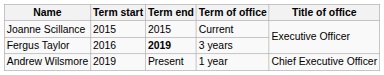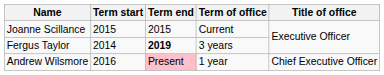(105, 45) 2016 -> (105, 45) 2014
(105, 62) 2019 -> (105, 62) 2016
(166, 62) no background -> (166, 62) pink background
